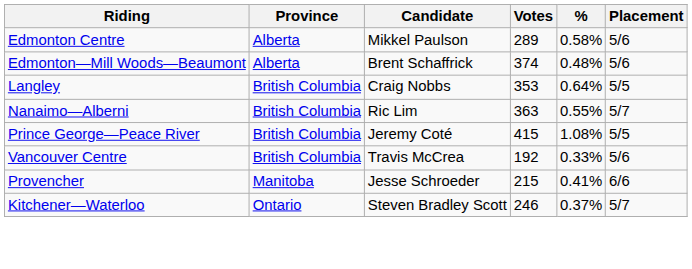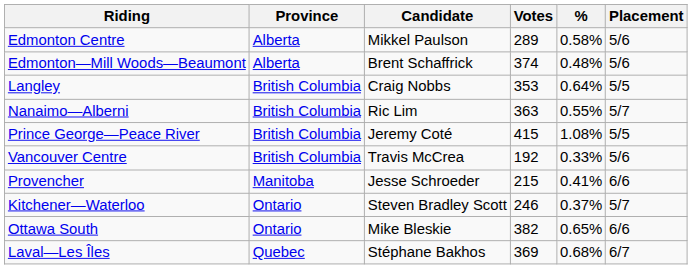+ row: (53, 228)
+ row: (59, 252)
